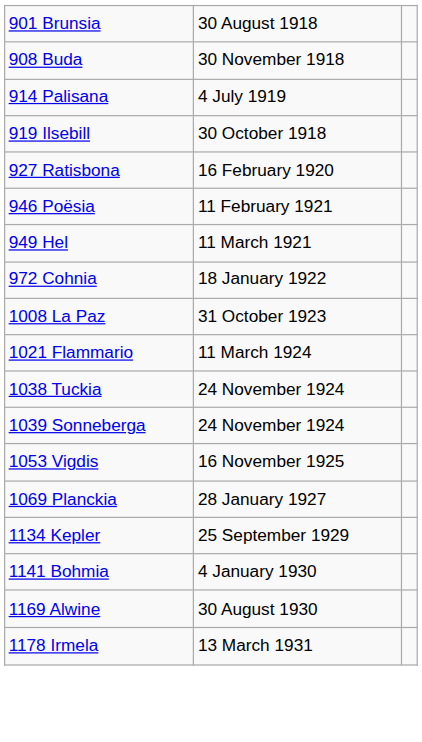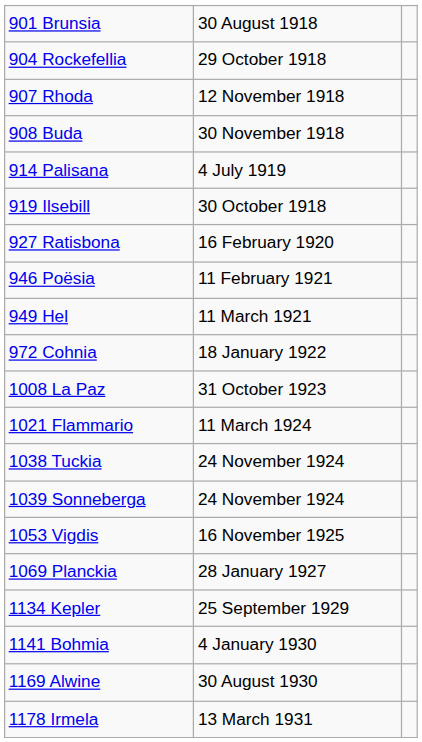+ row: (68, 60)
+ row: (51, 96)
